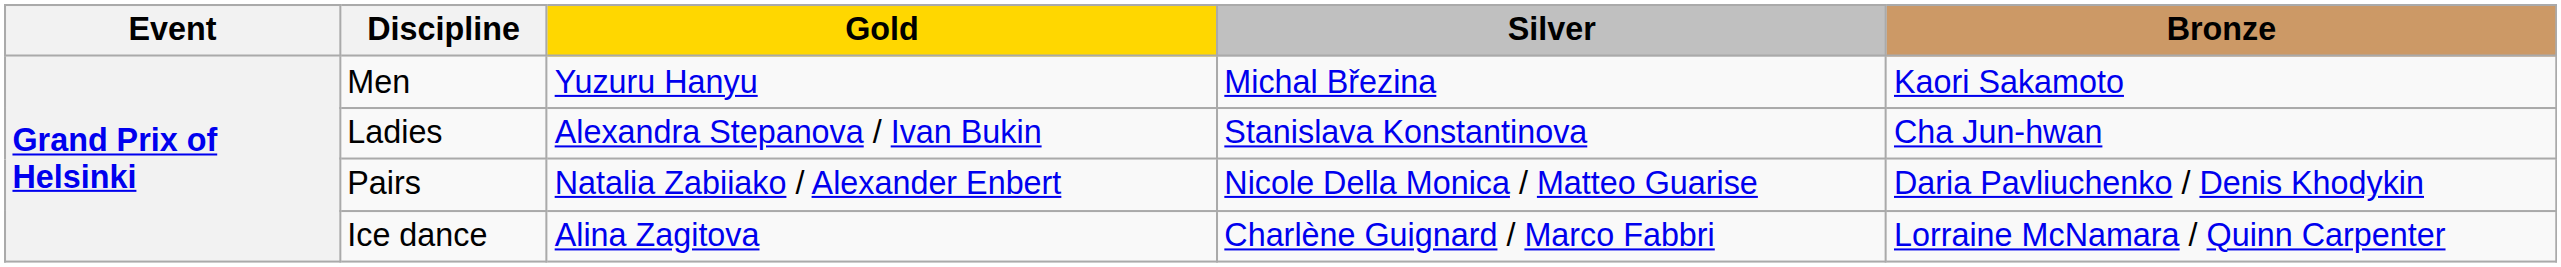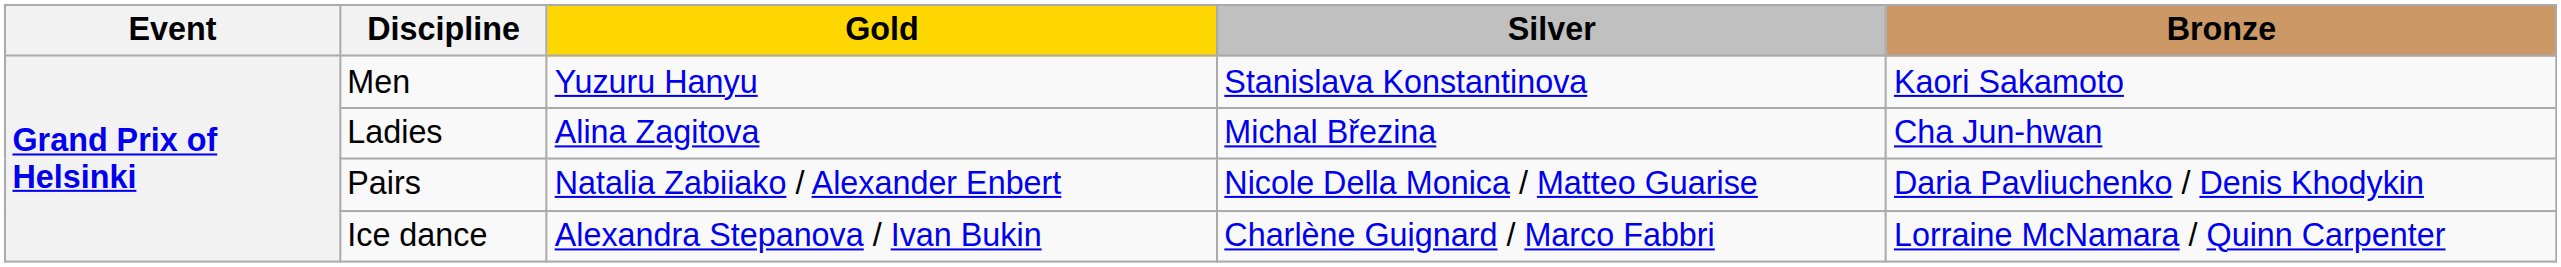(1330, 81) Michal Březina -> (1406, 81) Stanislava Konstantinova
(798, 132) Alexandra Stepanova / Ivan Bukin -> (657, 132) Alina Zagitova
(1406, 132) Stanislava Konstantinova -> (1330, 132) Michal Březina
(657, 235) Alina Zagitova -> (798, 235) Alexandra Stepanova / Ivan Bukin
